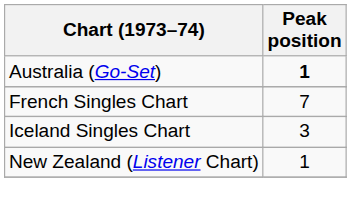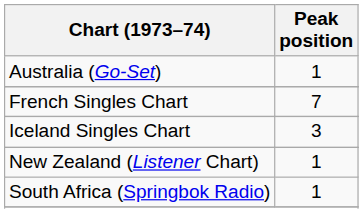(305, 71) bold -> (316, 71) normal
+ row: (140, 191)
